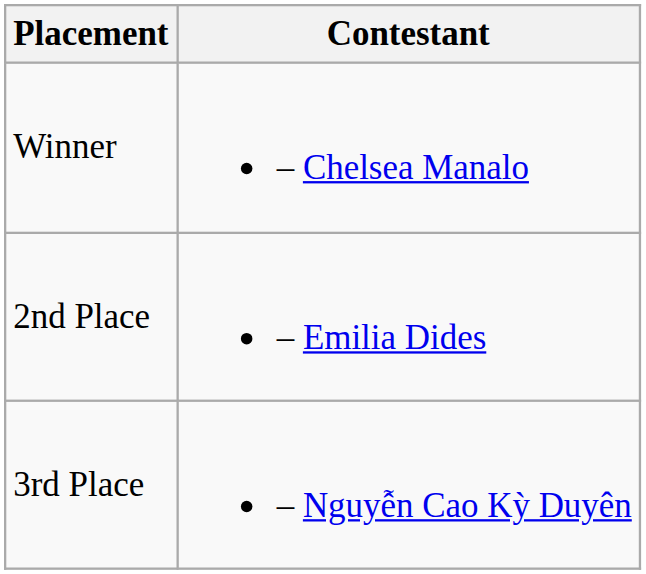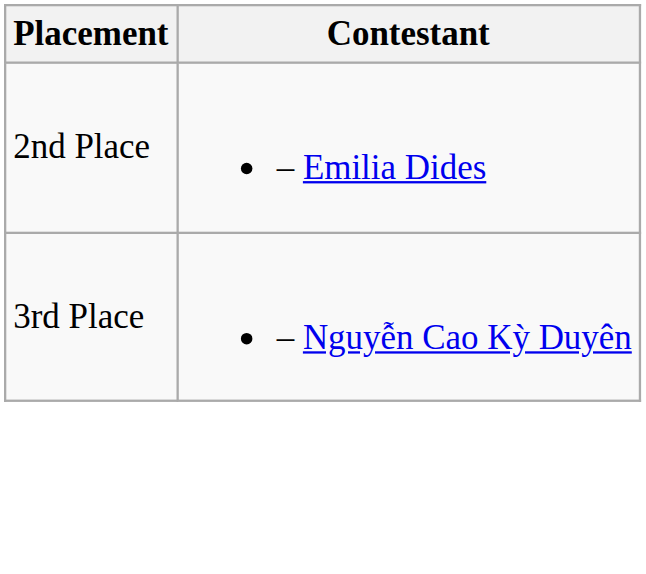- row: (65, 146)
